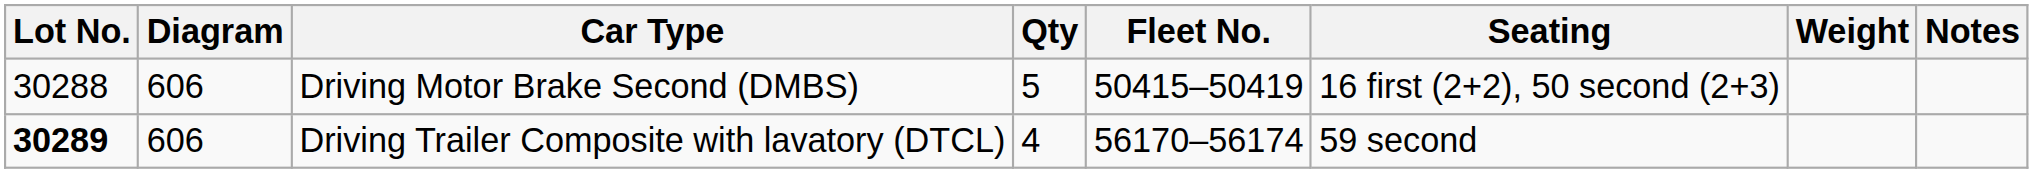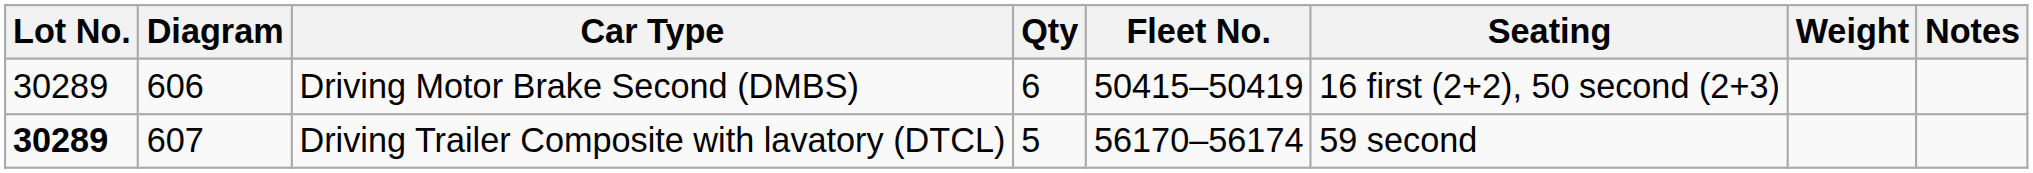(61, 85) 30288 -> (61, 85) 30289
(1031, 85) 5 -> (1031, 85) 6
(175, 140) 606 -> (175, 140) 607
(1031, 140) 4 -> (1031, 140) 5
